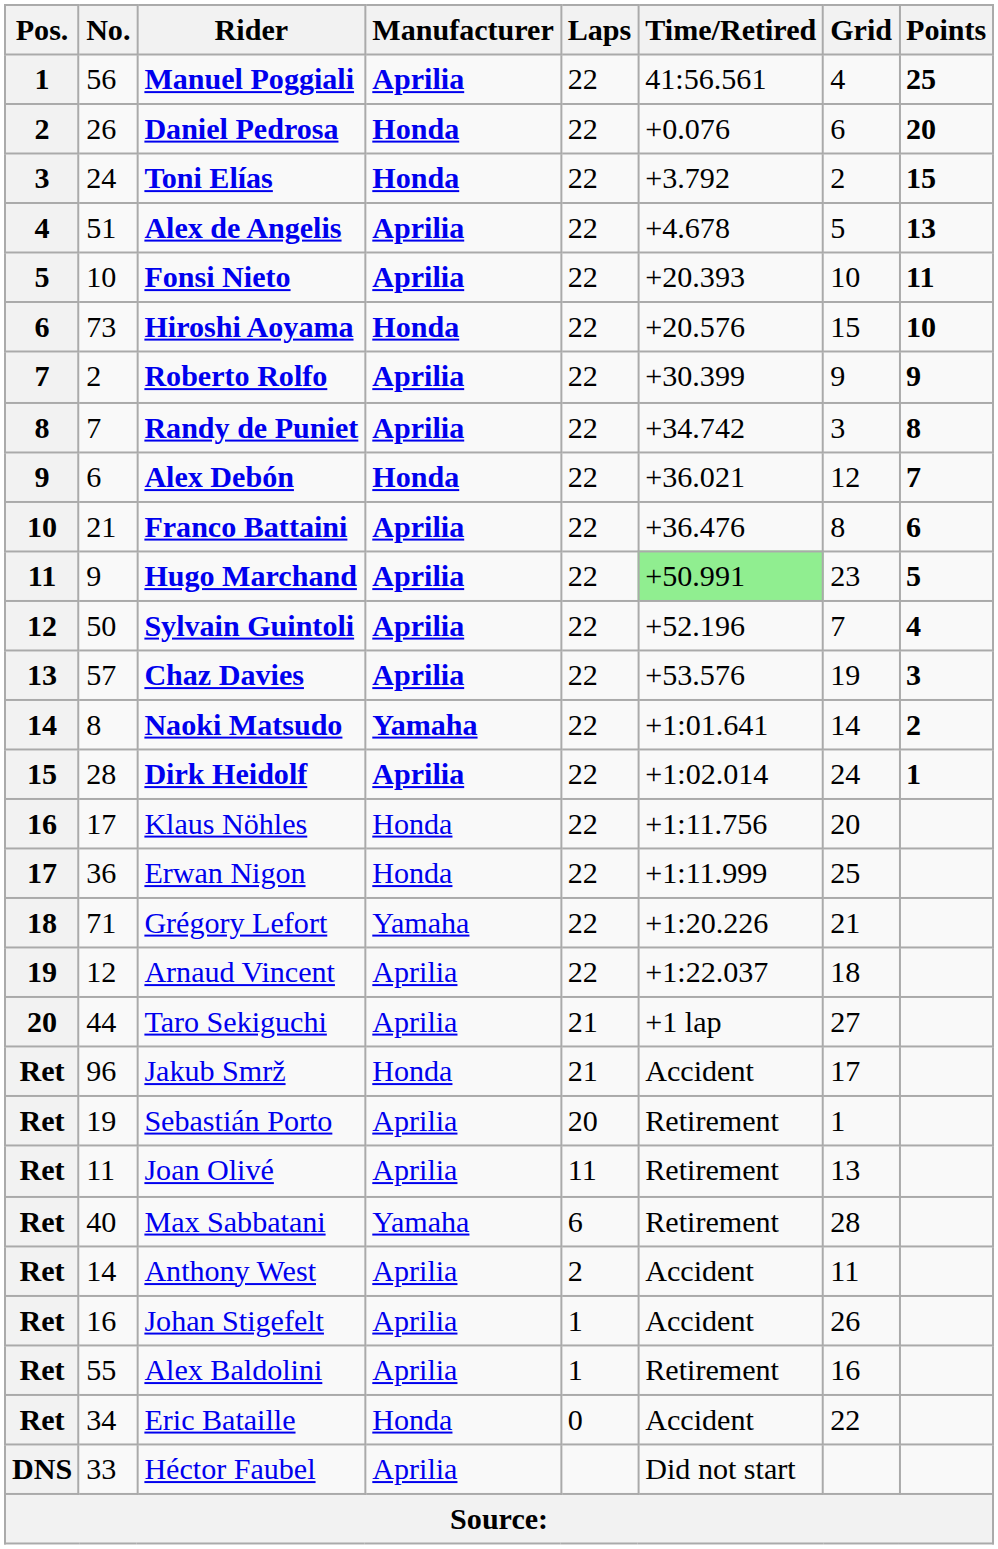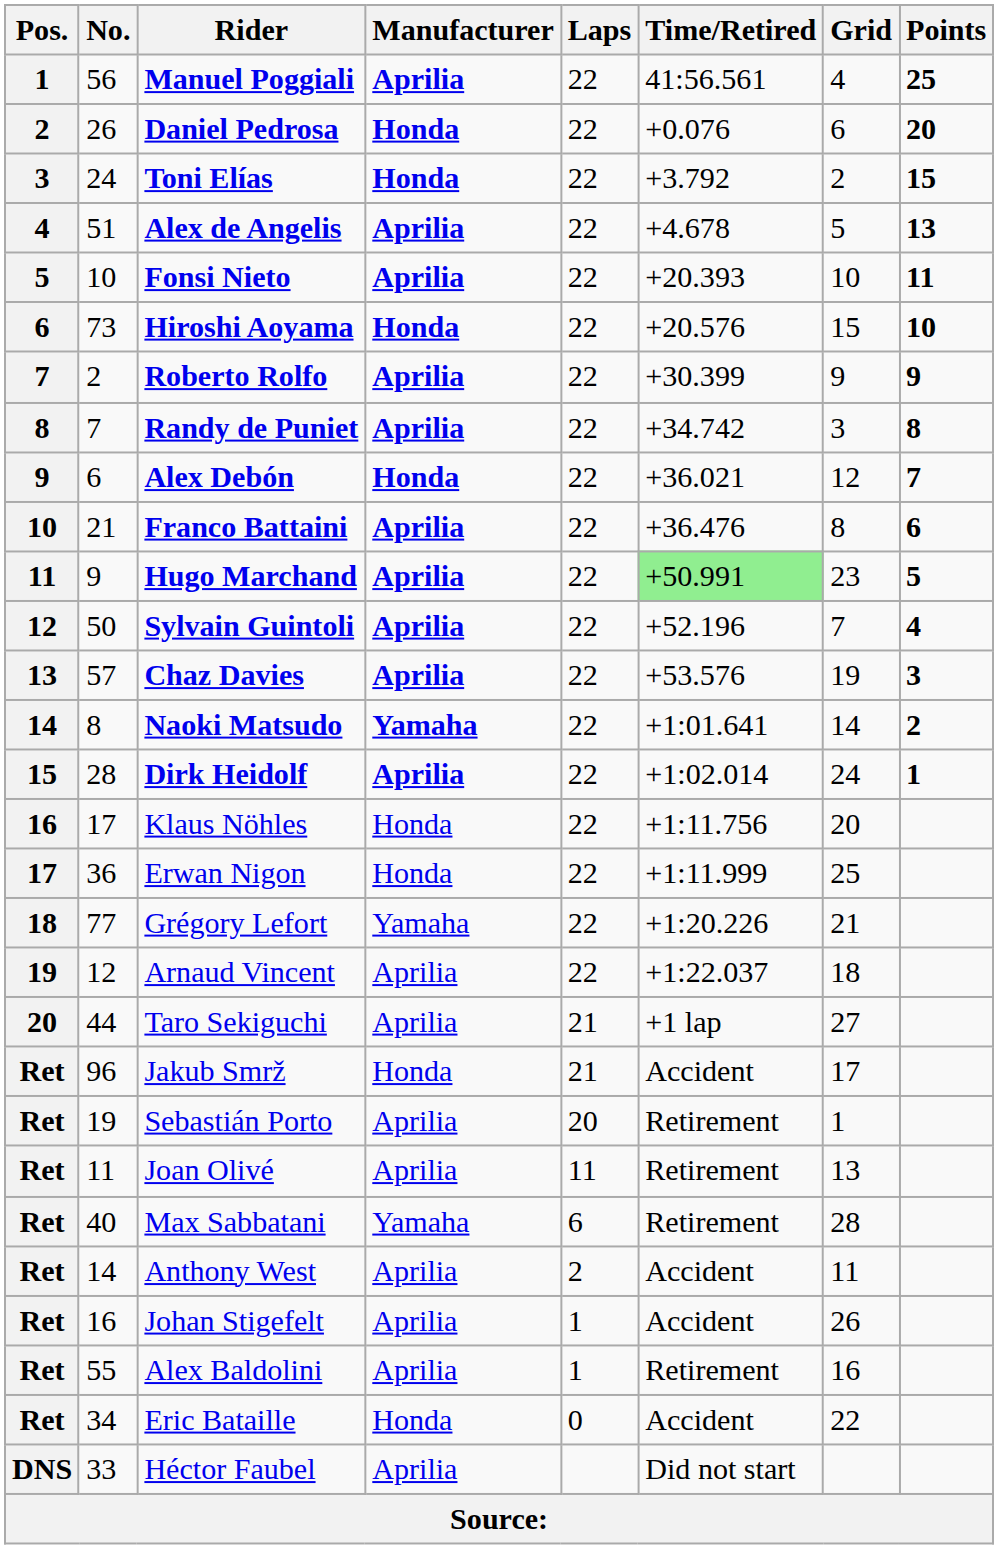(101, 922) 71 -> (101, 922) 77
